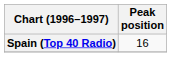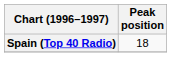(142, 43) 16 -> (142, 43) 18
